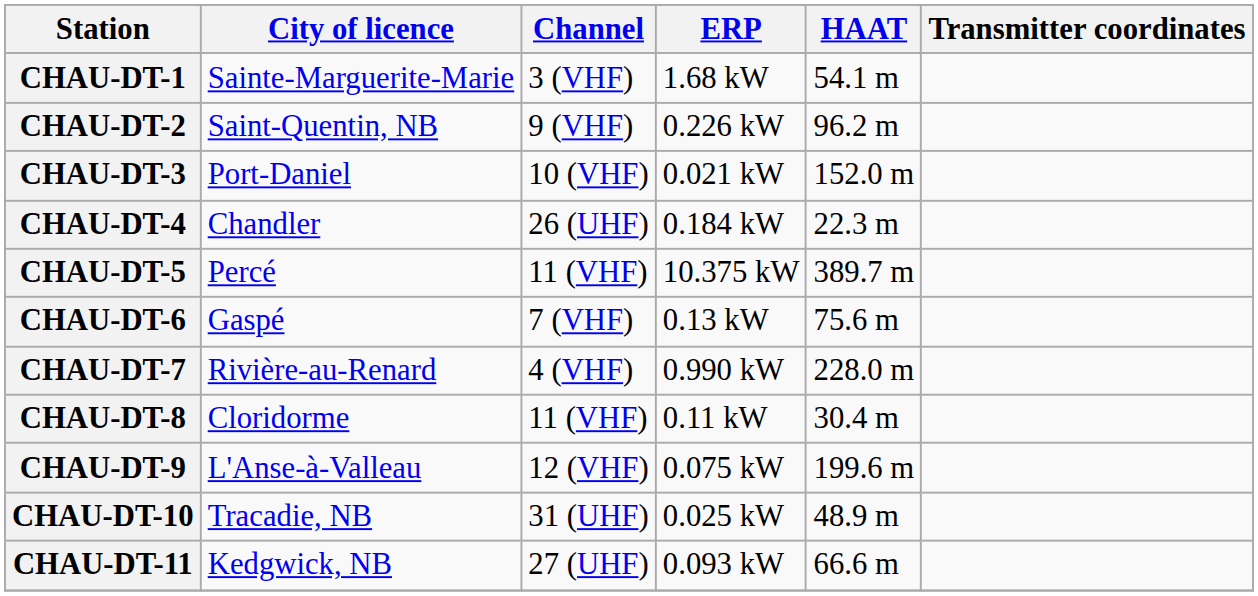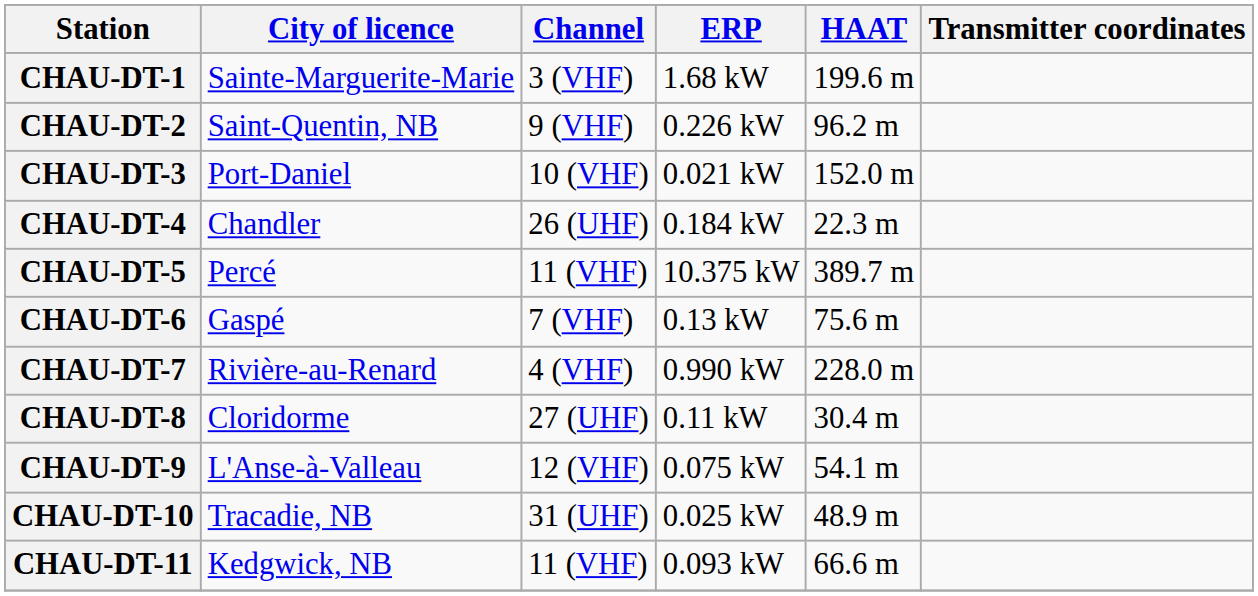(856, 77) 54.1 m -> (864, 77) 199.6 m
(588, 418) 11 (VHF) -> (589, 418) 27 (UHF)
(864, 467) 199.6 m -> (856, 467) 54.1 m
(589, 564) 27 (UHF) -> (588, 564) 11 (VHF)
